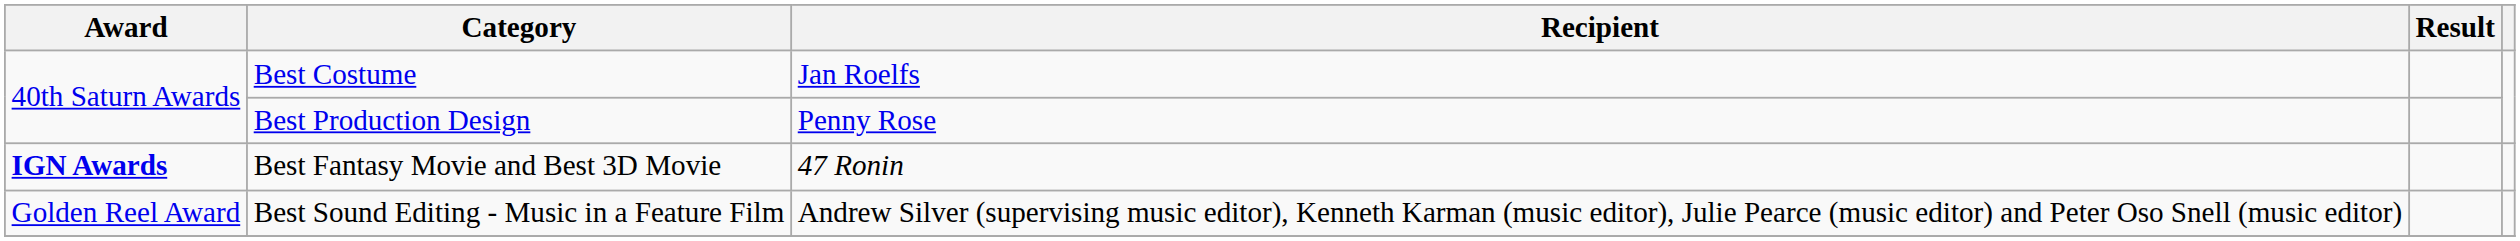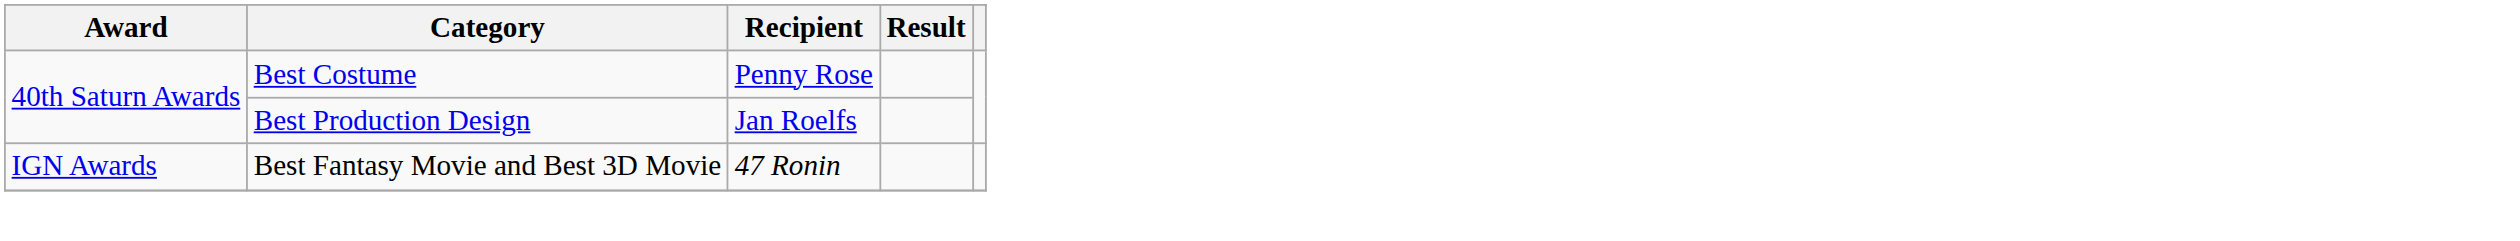(859, 73) Jan Roelfs -> (804, 73) Penny Rose
(867, 119) Penny Rose -> (796, 119) Jan Roelfs
(89, 166) bold -> (84, 166) normal
- row: (519, 212)
